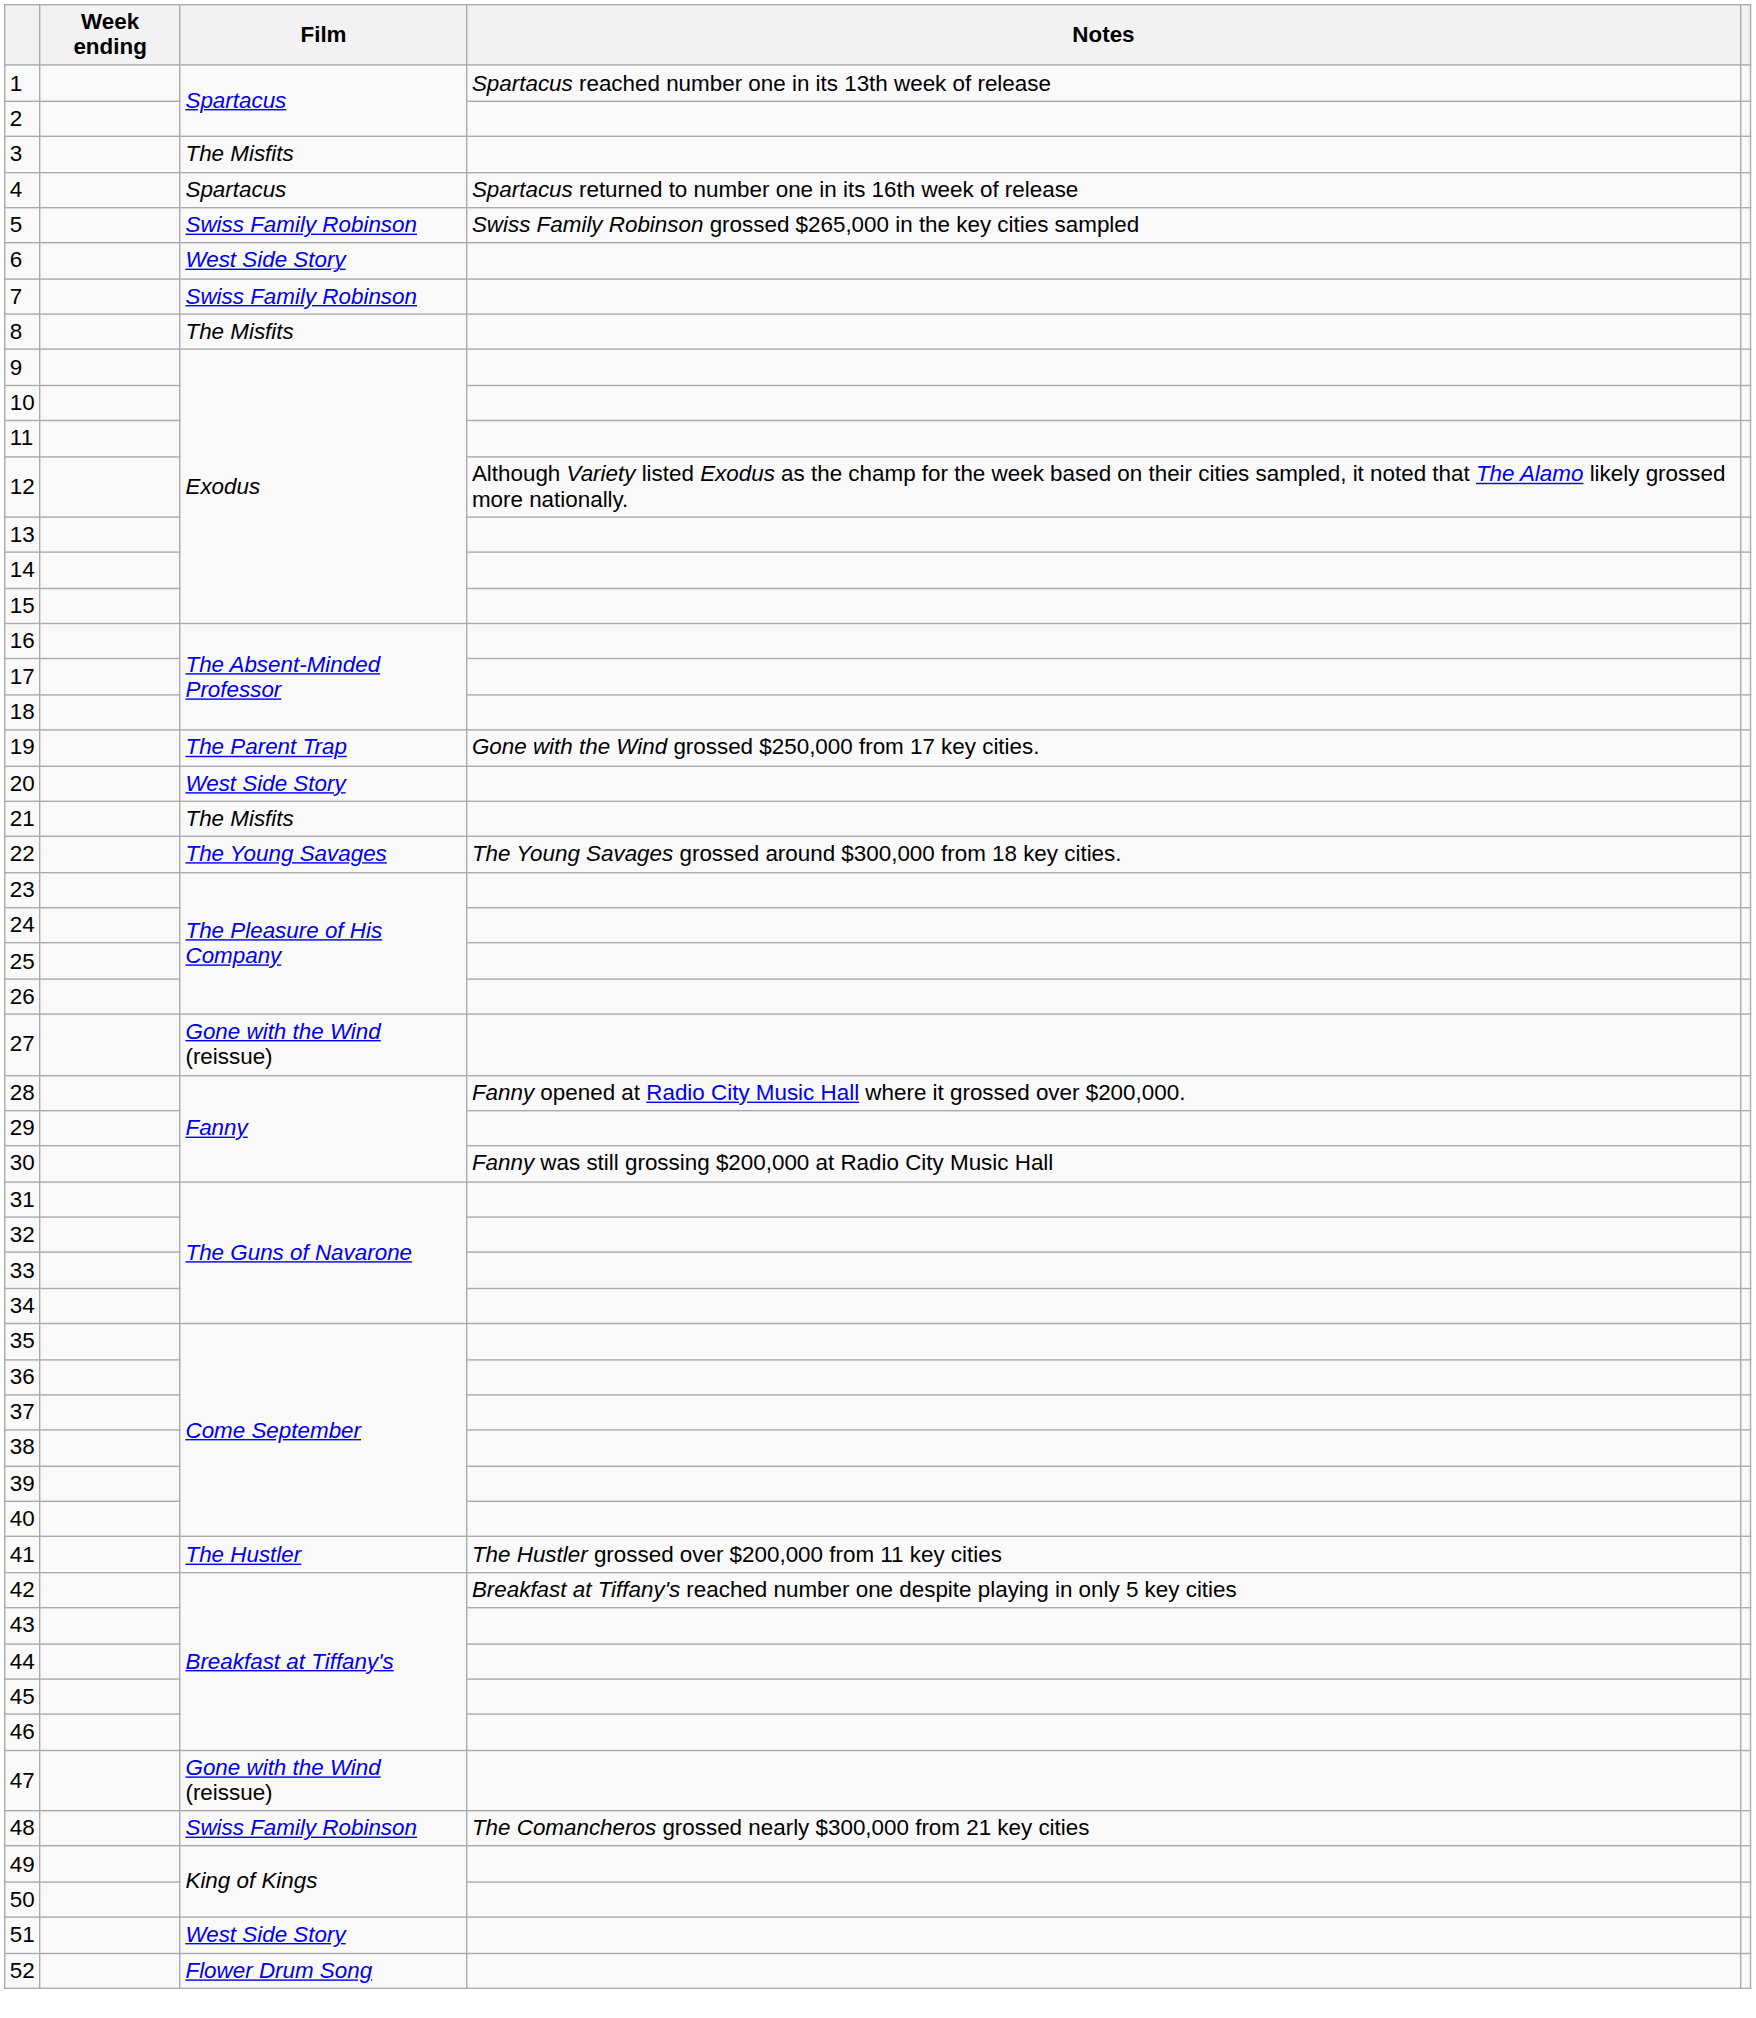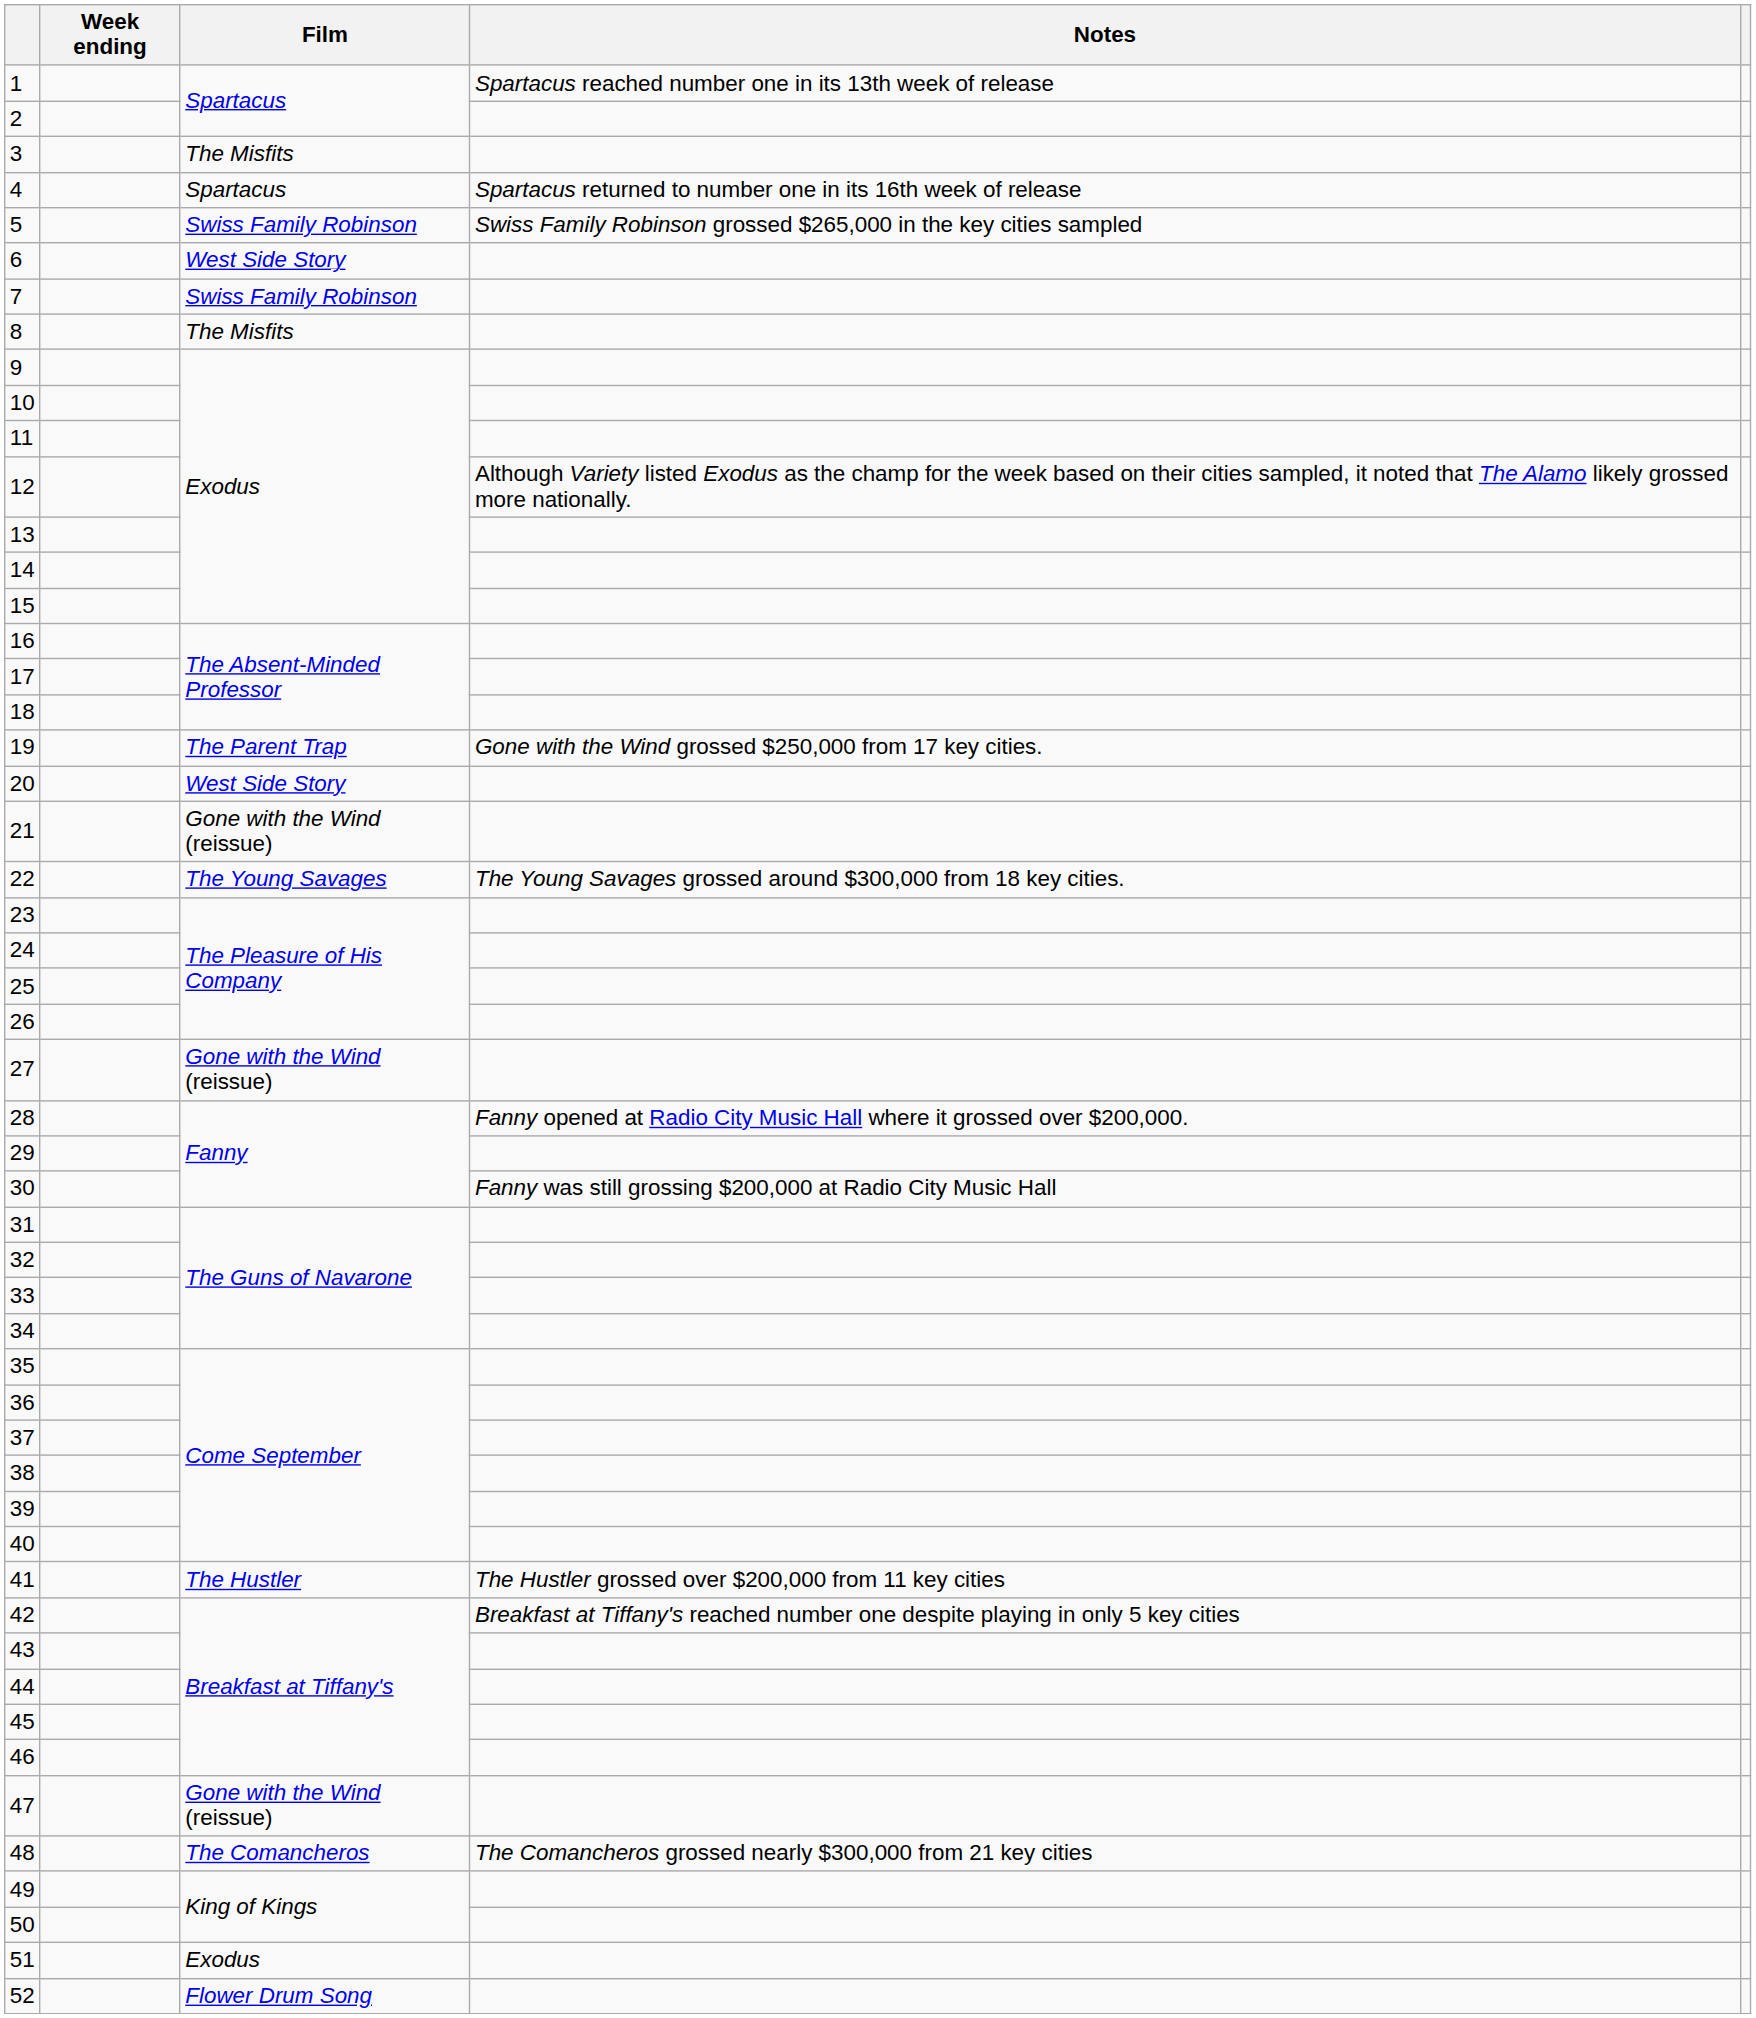(240, 818) The Misfits -> (283, 831) Gone with the Wind (reissue)
(301, 1828) Swiss Family Robinson -> (277, 1853) The Comancheros
(266, 1934) West Side Story -> (223, 1960) Exodus
